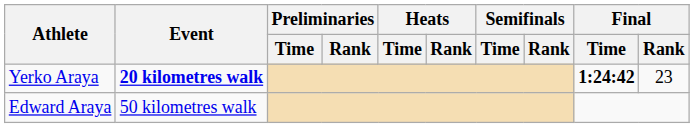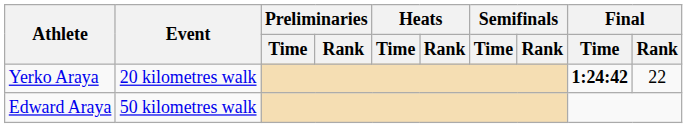(191, 78) bold -> (188, 78) normal
(664, 78) 23 -> (657, 78) 22
